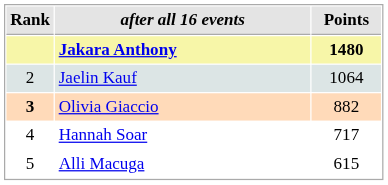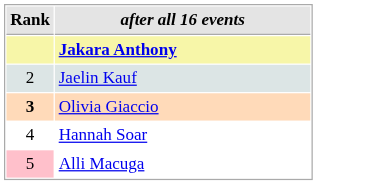- column: (346, 19)
(30, 163) no background -> (30, 163) pink background
